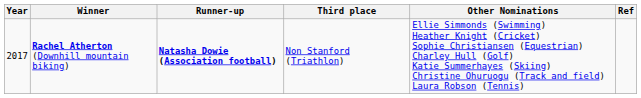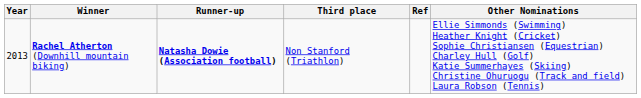columns swapped: (513, 12) <-> (626, 12)
(17, 56) 2017 -> (17, 56) 2013
